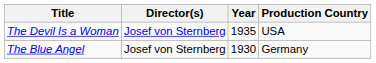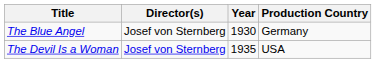rows swapped: (63, 31) <-> (46, 49)
